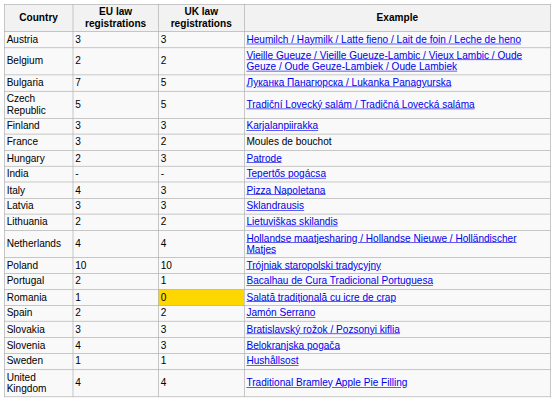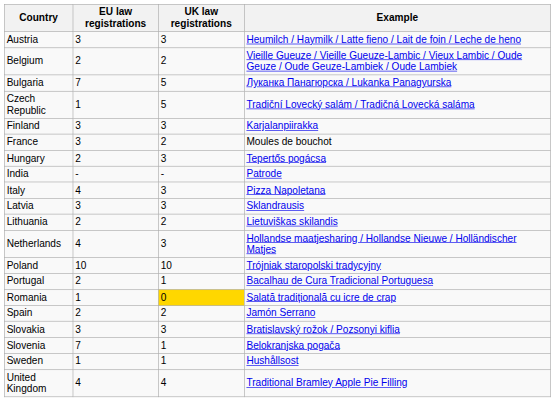(78, 104) 5 -> (78, 104) 1
(264, 158) Patrode -> (286, 158) Tepertős pogácsa
(286, 174) Tepertős pogácsa -> (264, 174) Patrode
(163, 244) 4 -> (163, 244) 3
(78, 345) 4 -> (78, 345) 7
(163, 345) 3 -> (163, 345) 1
